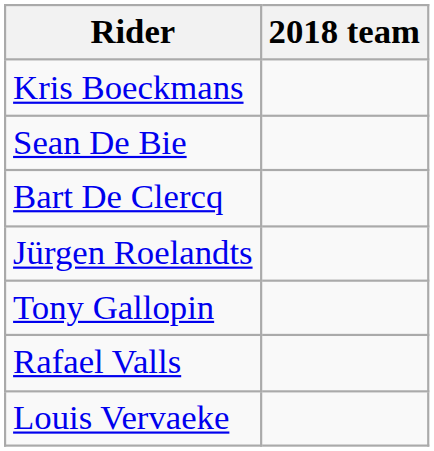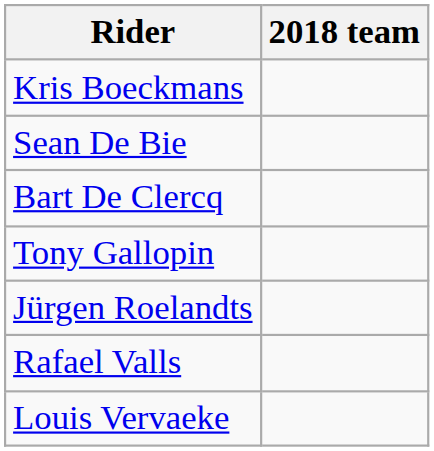rows swapped: (114, 307) <-> (133, 252)
